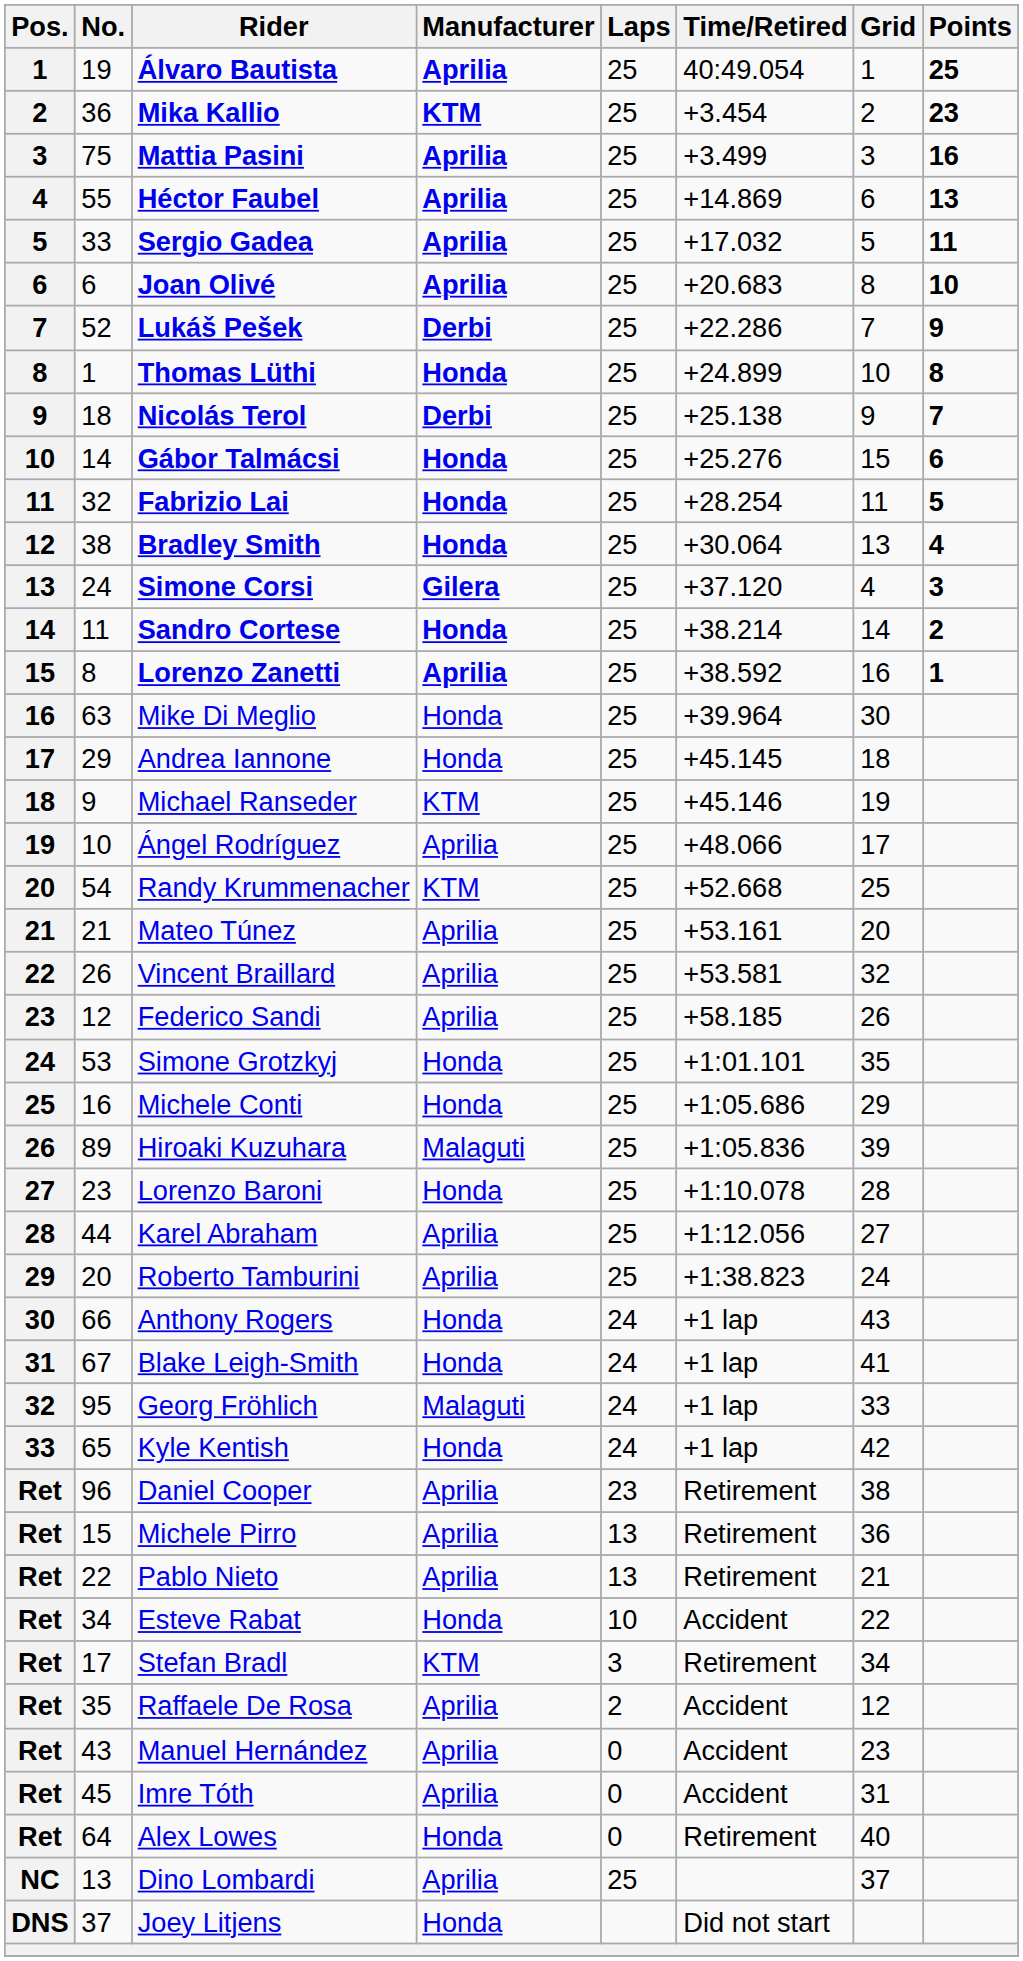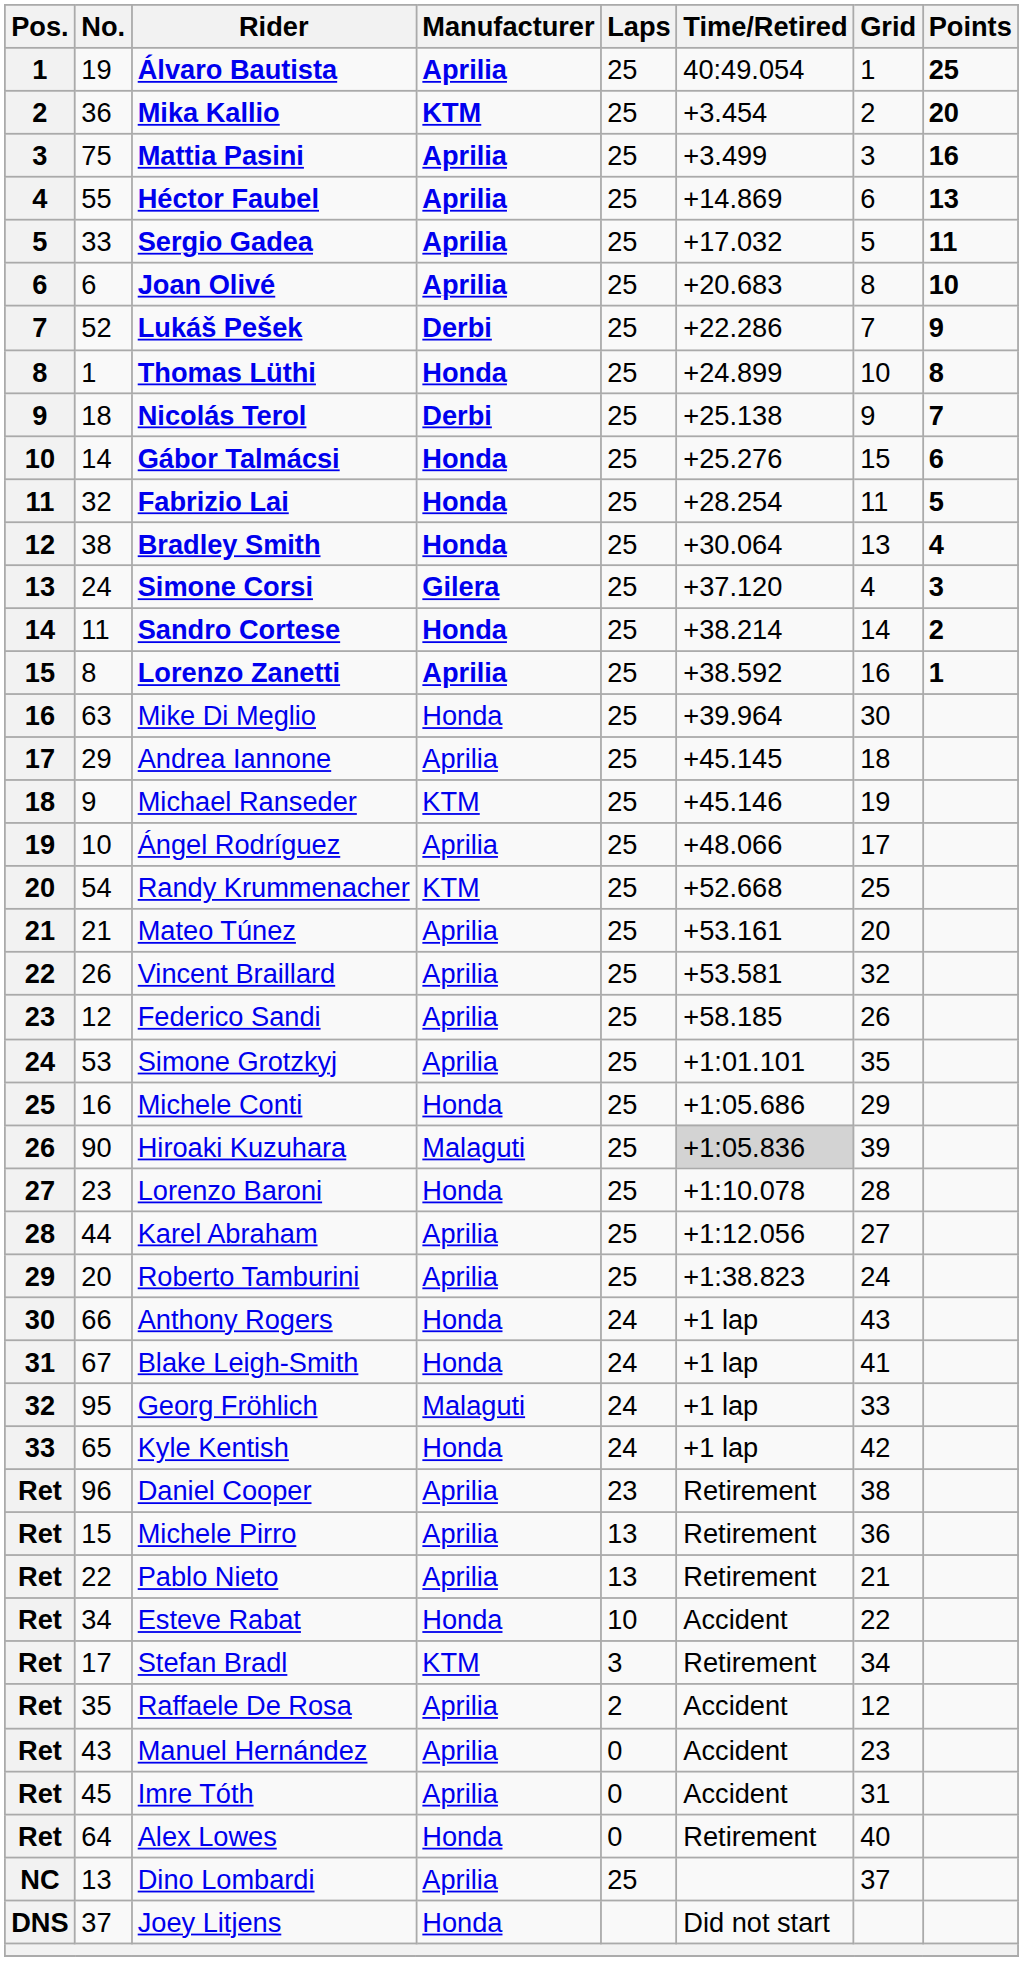(944, 113) 23 -> (944, 113) 20
(462, 759) Honda -> (460, 759) Aprilia
(462, 1060) Honda -> (460, 1060) Aprilia
(96, 1146) 89 -> (96, 1146) 90
(744, 1146) no background -> (744, 1146) lightgrey background
